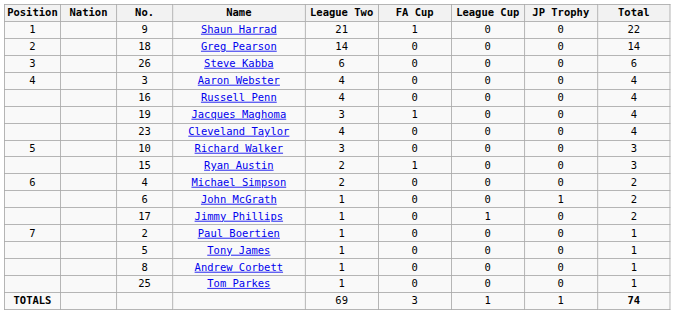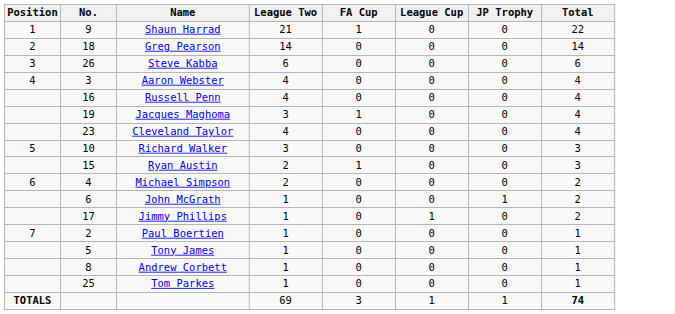- column: (88, 13)
